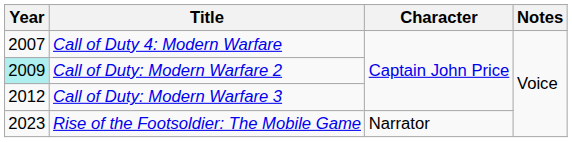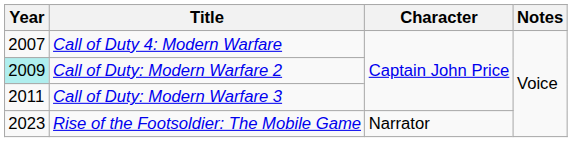(27, 96) 2012 -> (26, 96) 2011
